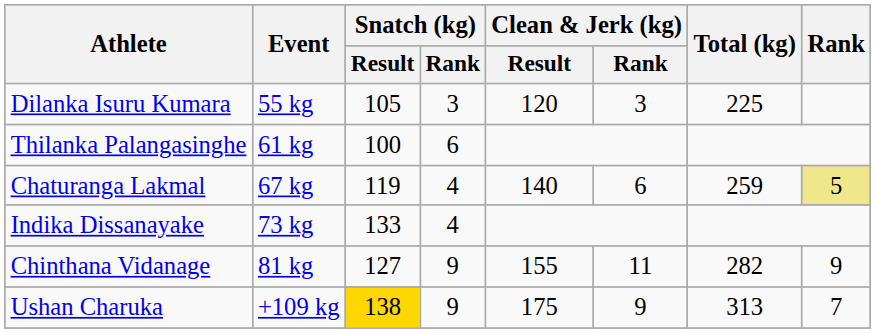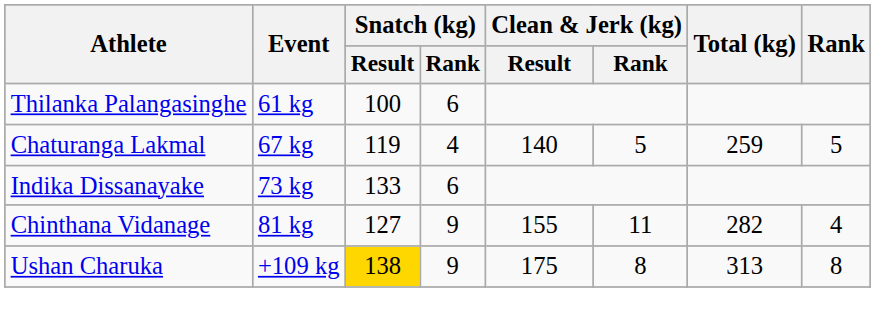- row: (121, 104)
(640, 185) 6 -> (640, 144) 5
(836, 185) khaki background -> (836, 144) no background
(453, 226) 4 -> (453, 185) 6
(836, 266) 9 -> (836, 226) 4
(640, 307) 9 -> (640, 266) 8
(836, 307) 7 -> (836, 266) 8
